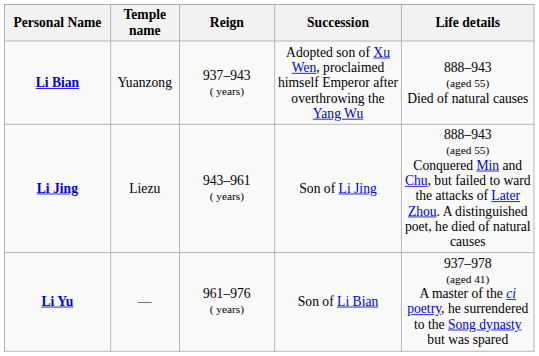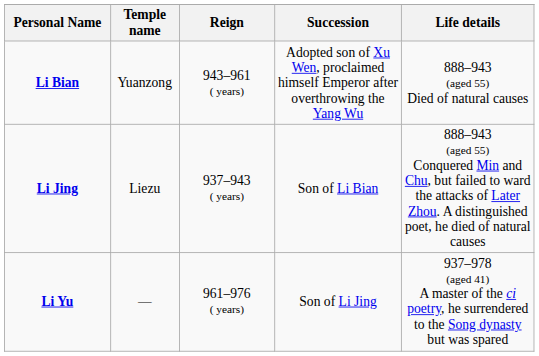(227, 82) 937–943 ( years) -> (227, 82) 943–961 ( years)
(227, 188) 943–961 ( years) -> (227, 188) 937–943 ( years)
(338, 188) Son of Li Jing -> (338, 188) Son of Li Bian
(338, 301) Son of Li Bian -> (338, 301) Son of Li Jing
